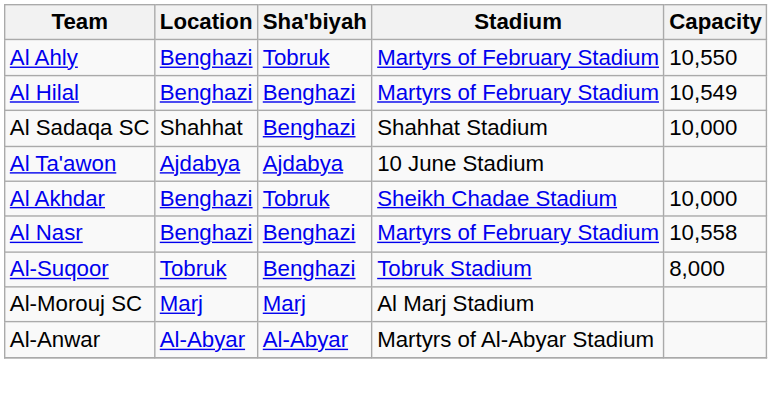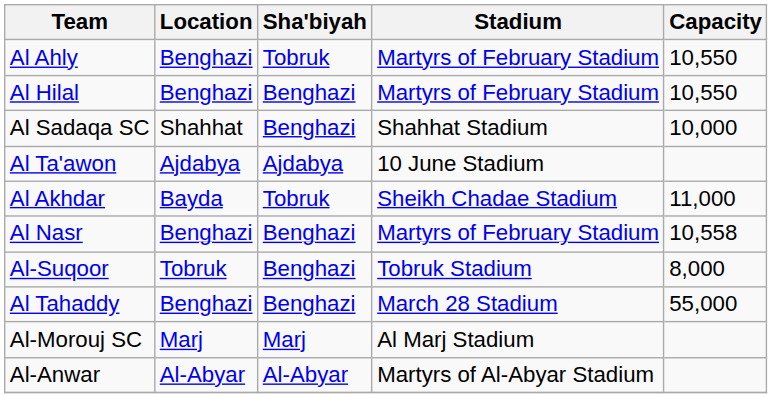(703, 92) 10,549 -> (703, 92) 10,550
(206, 198) Benghazi -> (191, 198) Bayda
(703, 198) 10,000 -> (702, 198) 11,000
+ row: (65, 304)
